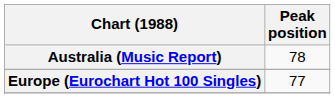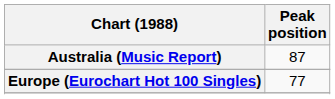(297, 57) 78 -> (297, 57) 87
